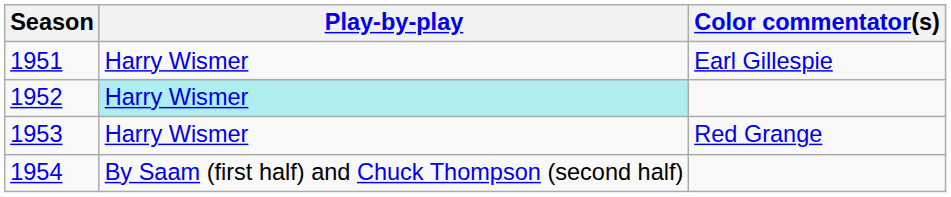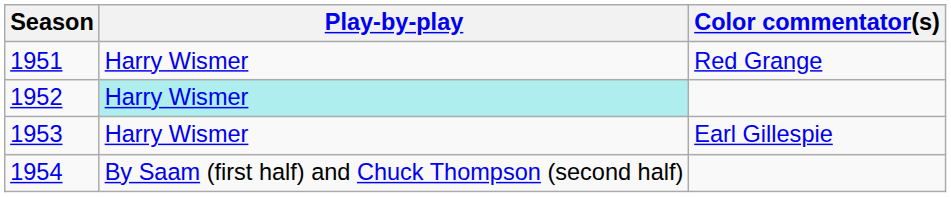(763, 60) Earl Gillespie -> (758, 60) Red Grange
(758, 135) Red Grange -> (763, 135) Earl Gillespie
